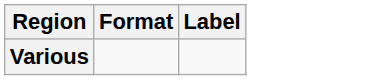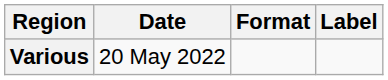+ column: (162, 21)
